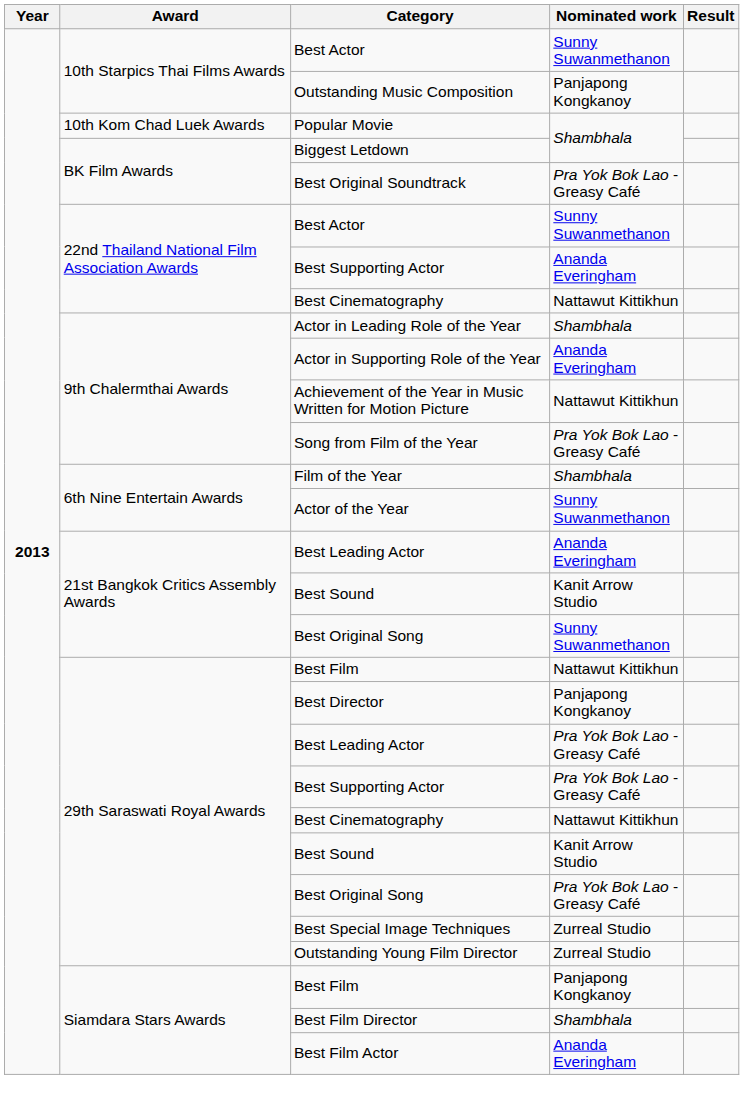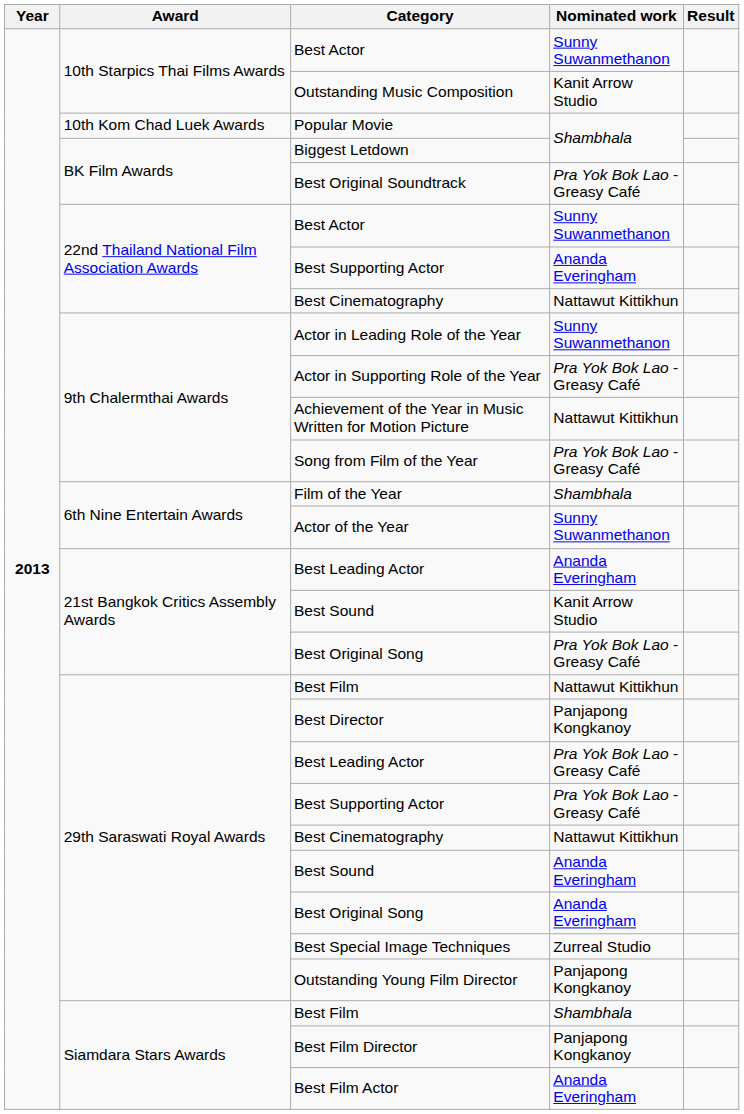(592, 92) Panjapong Kongkanoy -> (593, 92) Kanit Arrow Studio
(593, 325) Shambhala -> (612, 334) Sunny Suwanmethanon
(595, 358) Ananda Everingham -> (616, 376) Pra Yok Bok Lao - Greasy Café
(612, 636) Sunny Suwanmethanon -> (616, 653) Pra Yok Bok Lao - Greasy Café
(593, 853) Kanit Arrow Studio -> (595, 871) Ananda Everingham
(616, 895) Pra Yok Bok Lao - Greasy Café -> (595, 913) Ananda Everingham
(602, 953) Zurreal Studio -> (592, 979) Panjapong Kongkanoy
(592, 986) Panjapong Kongkanoy -> (593, 1013) Shambhala
(593, 1020) Shambhala -> (592, 1046) Panjapong Kongkanoy
